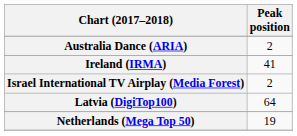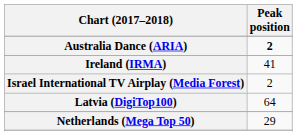(270, 45) normal -> (270, 45) bold
(270, 121) 19 -> (270, 121) 29
